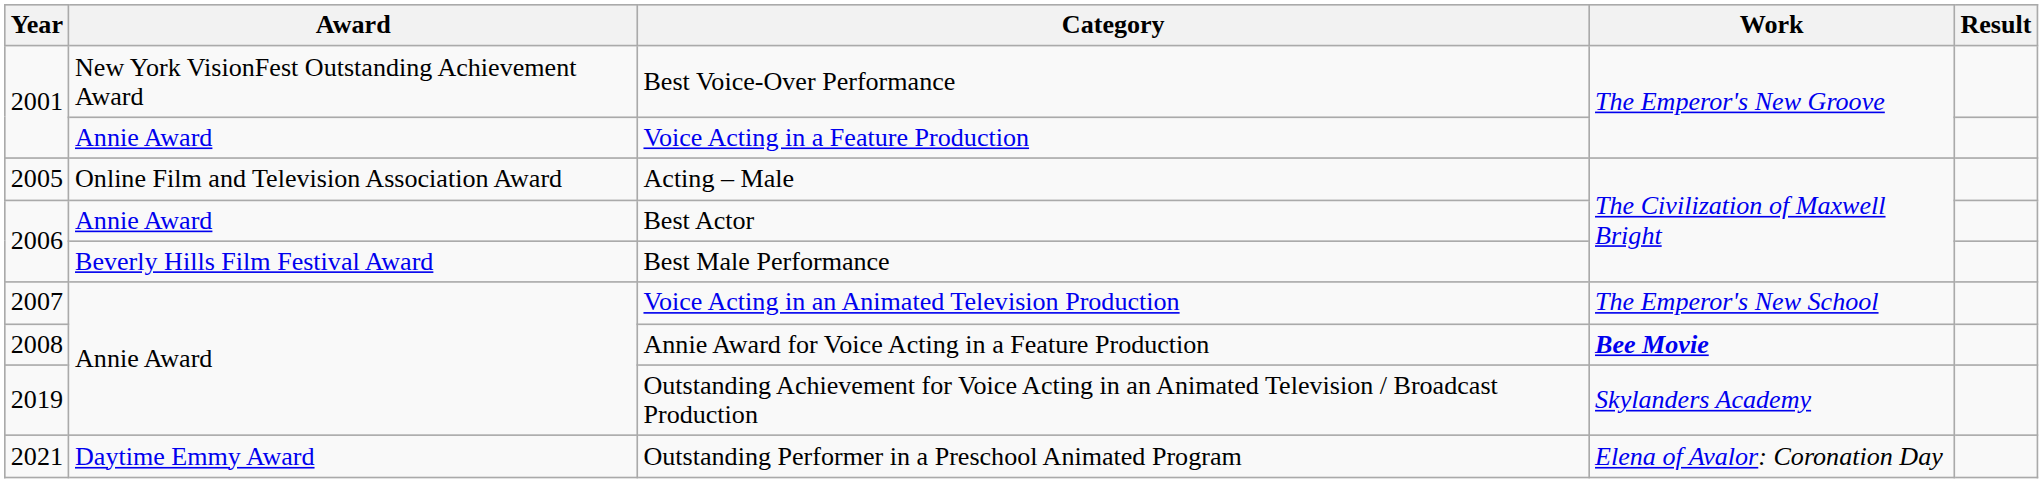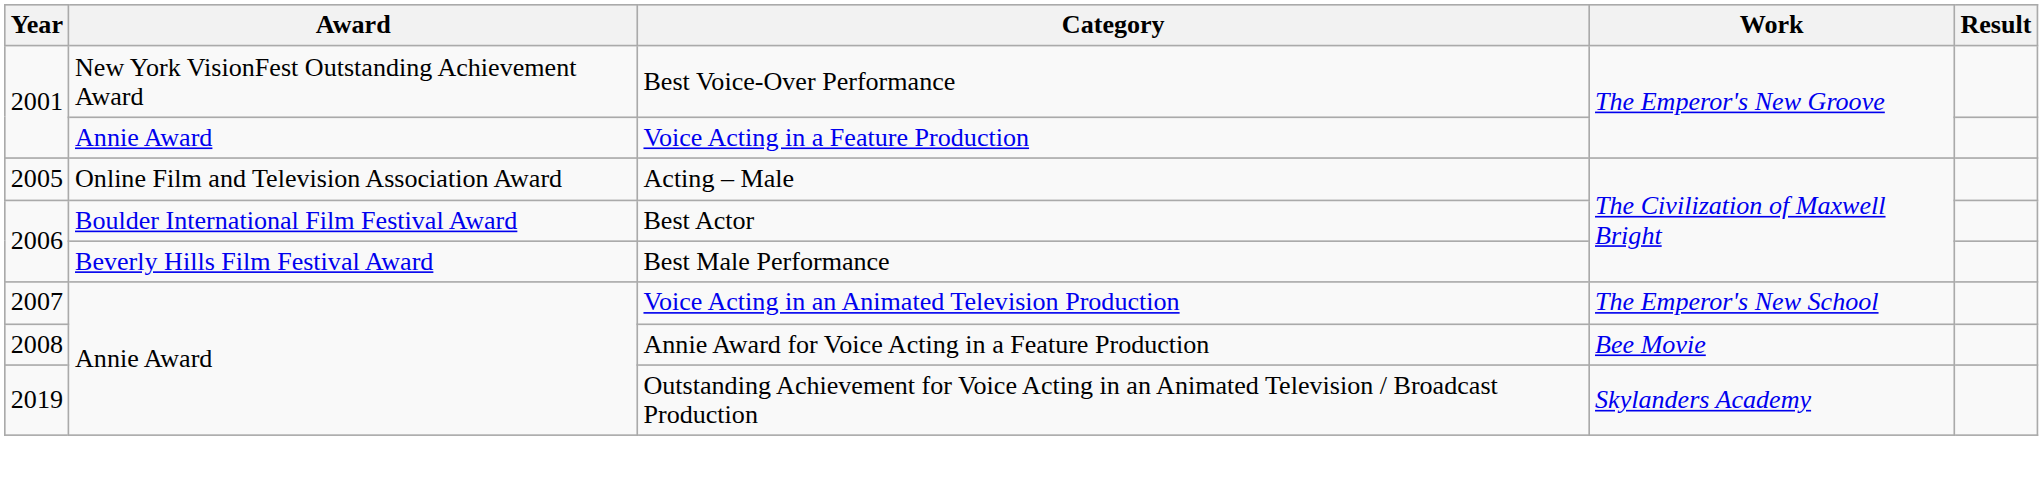(144, 219) Annie Award -> (296, 219) Boulder International Film Festival Award
(1652, 344) bold -> (1650, 344) normal
- row: (943, 456)
